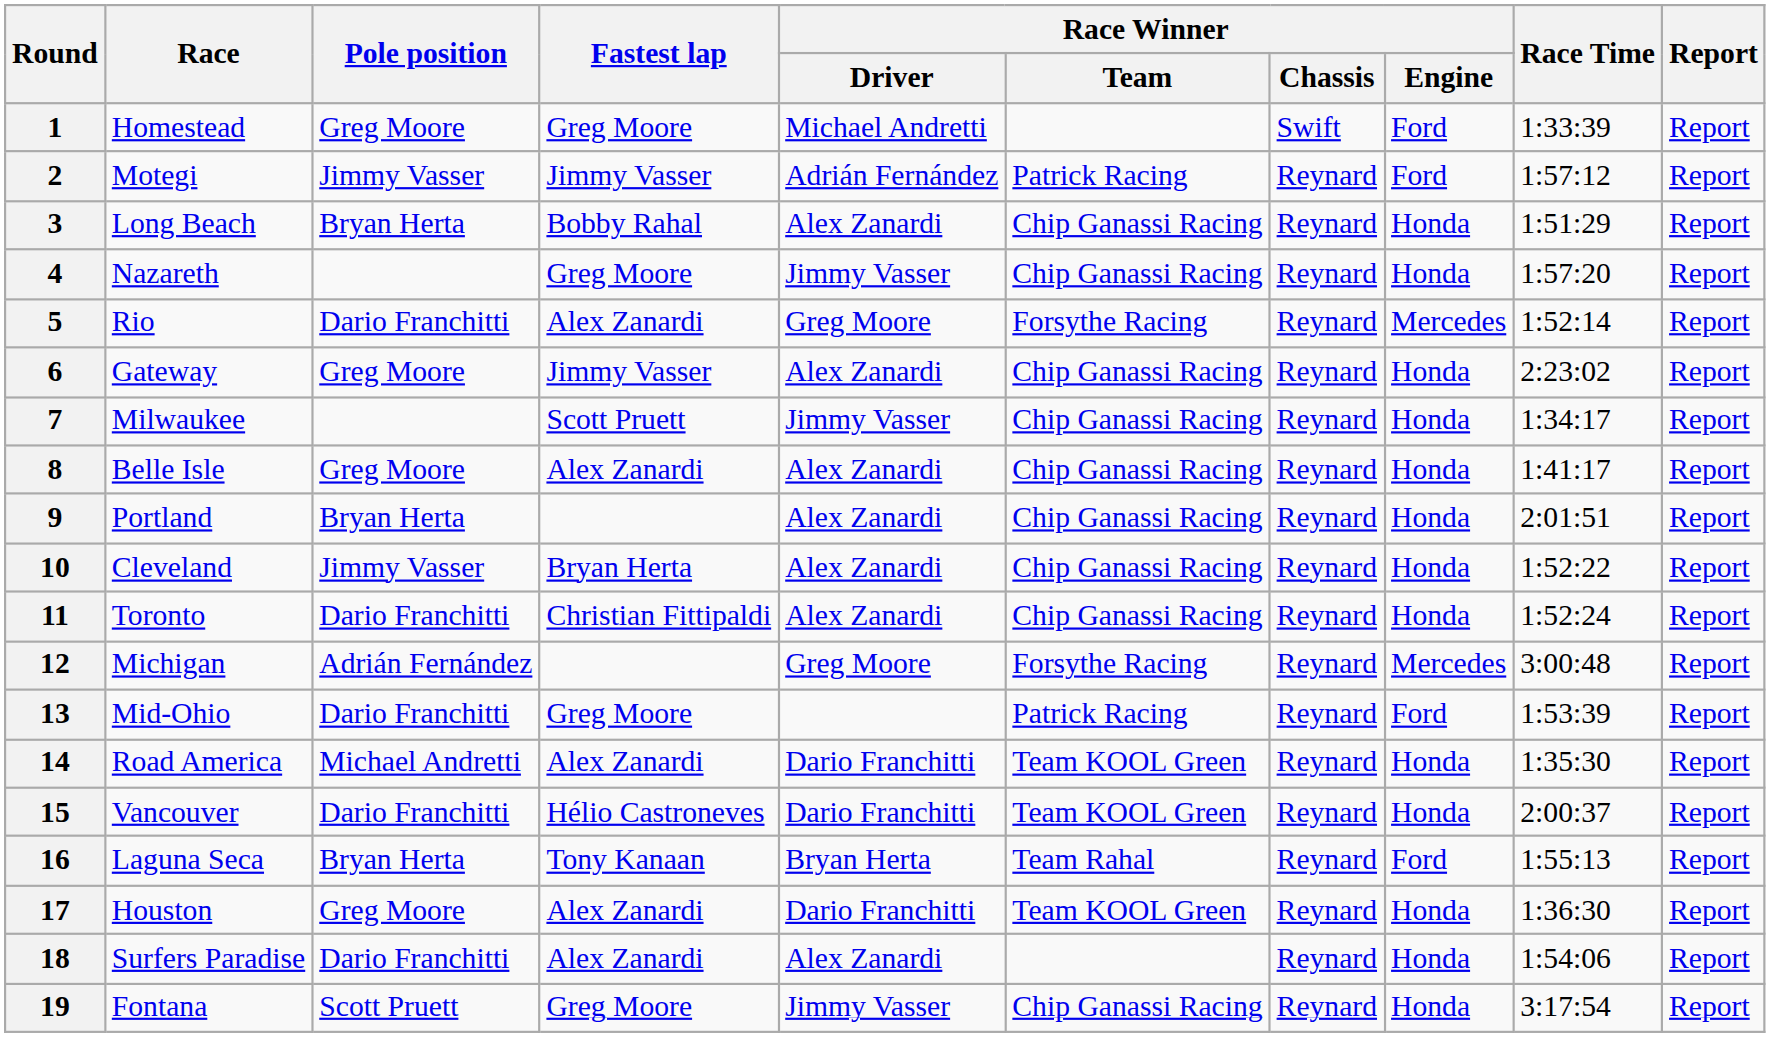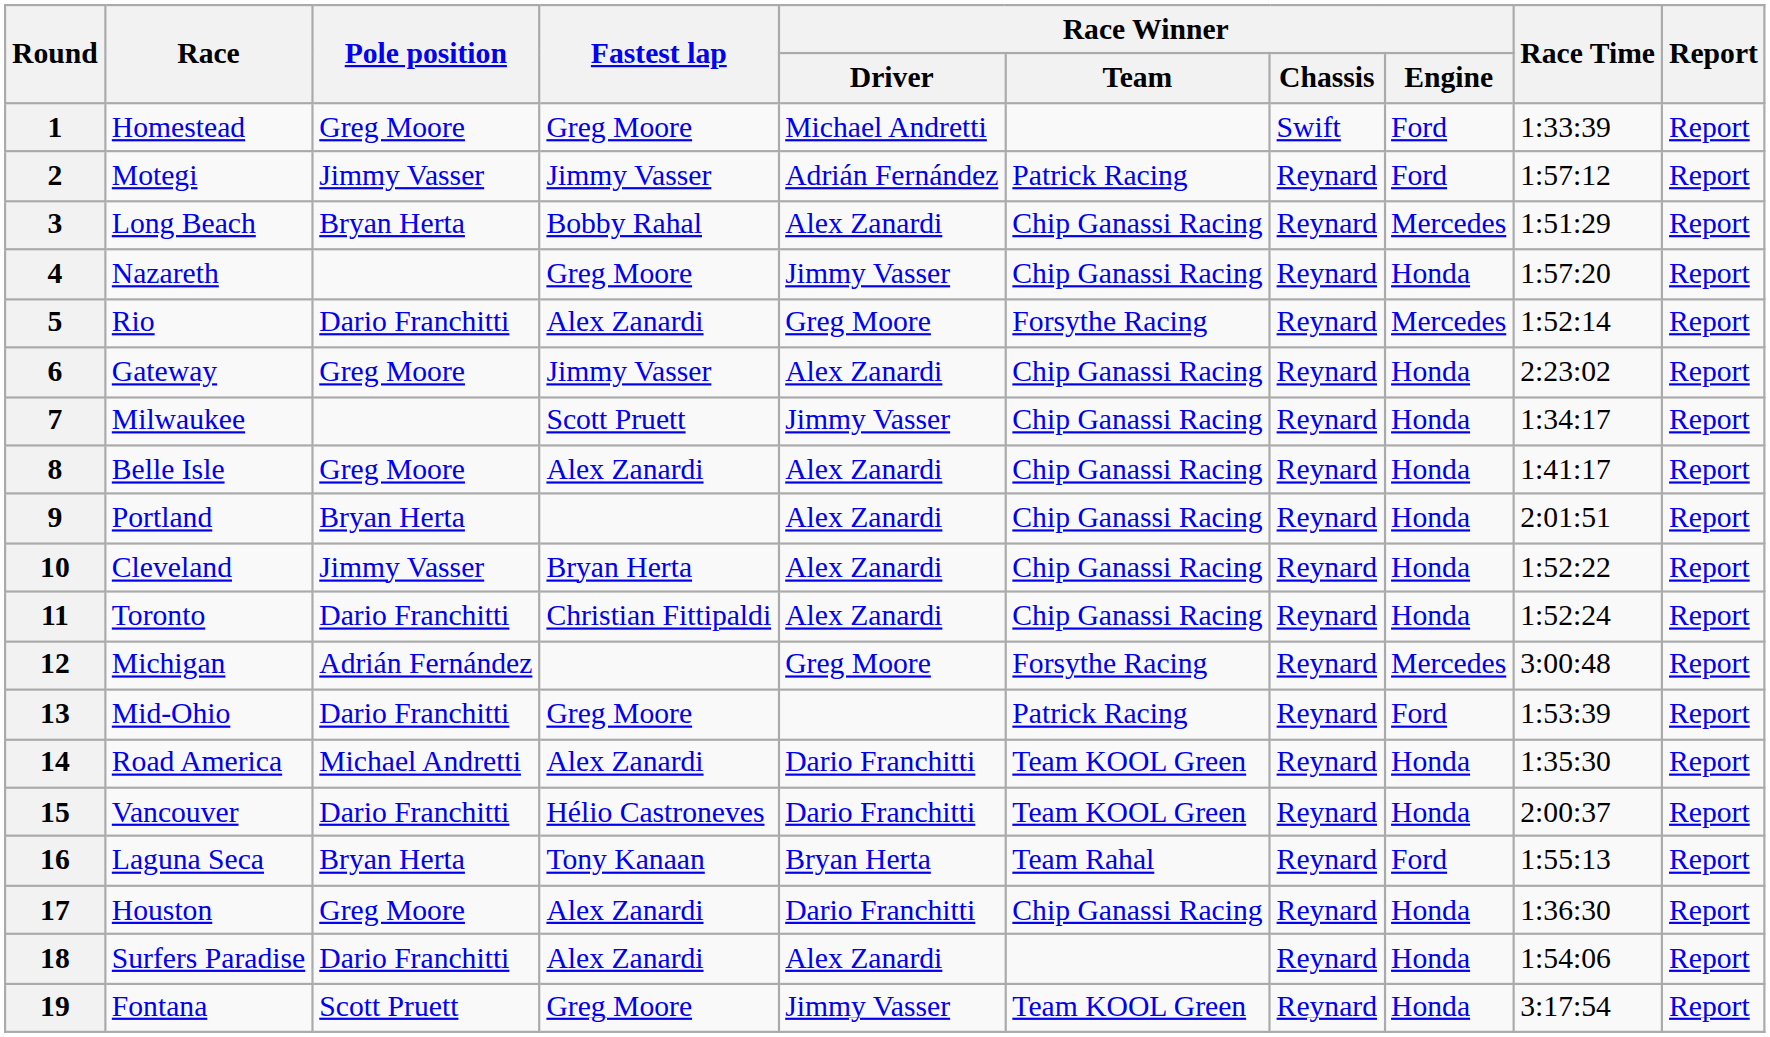(1431, 224) Honda -> (1449, 224) Mercedes
(1129, 908) Team KOOL Green -> (1137, 908) Chip Ganassi Racing
(1137, 1006) Chip Ganassi Racing -> (1129, 1006) Team KOOL Green
